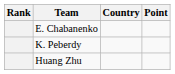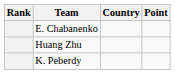rows swapped: (58, 61) <-> (58, 45)
